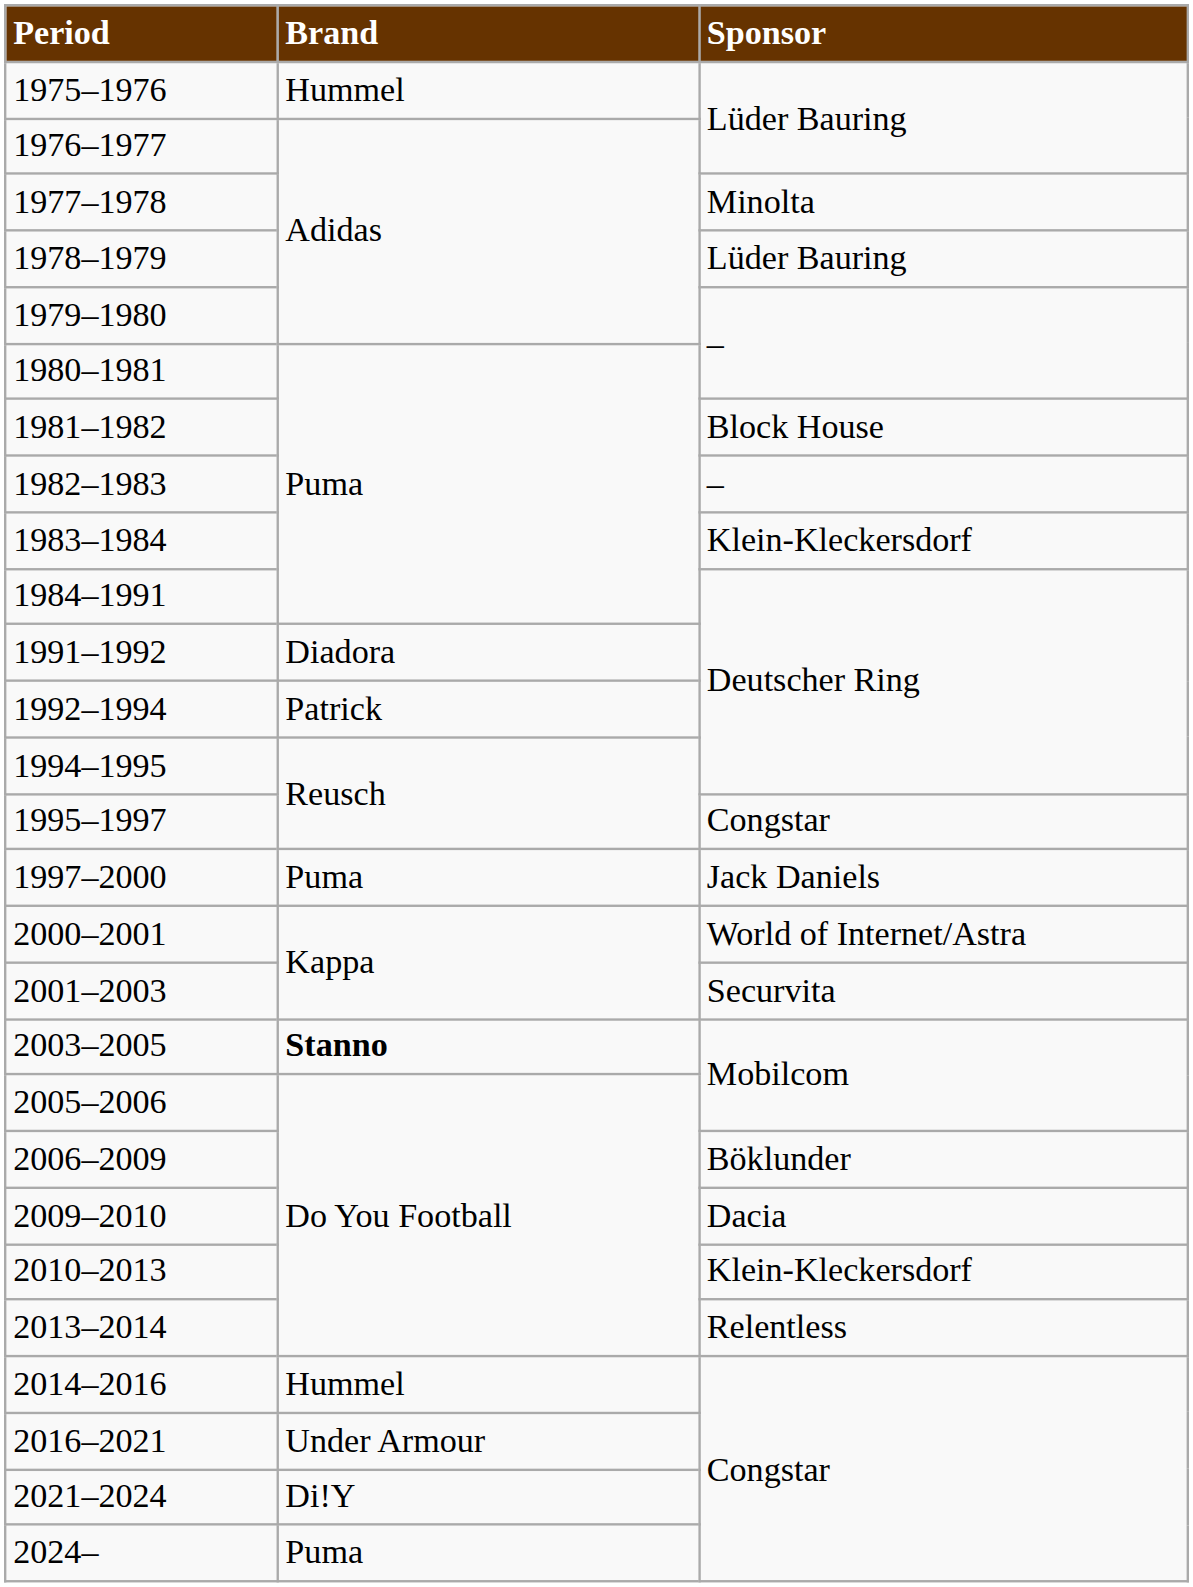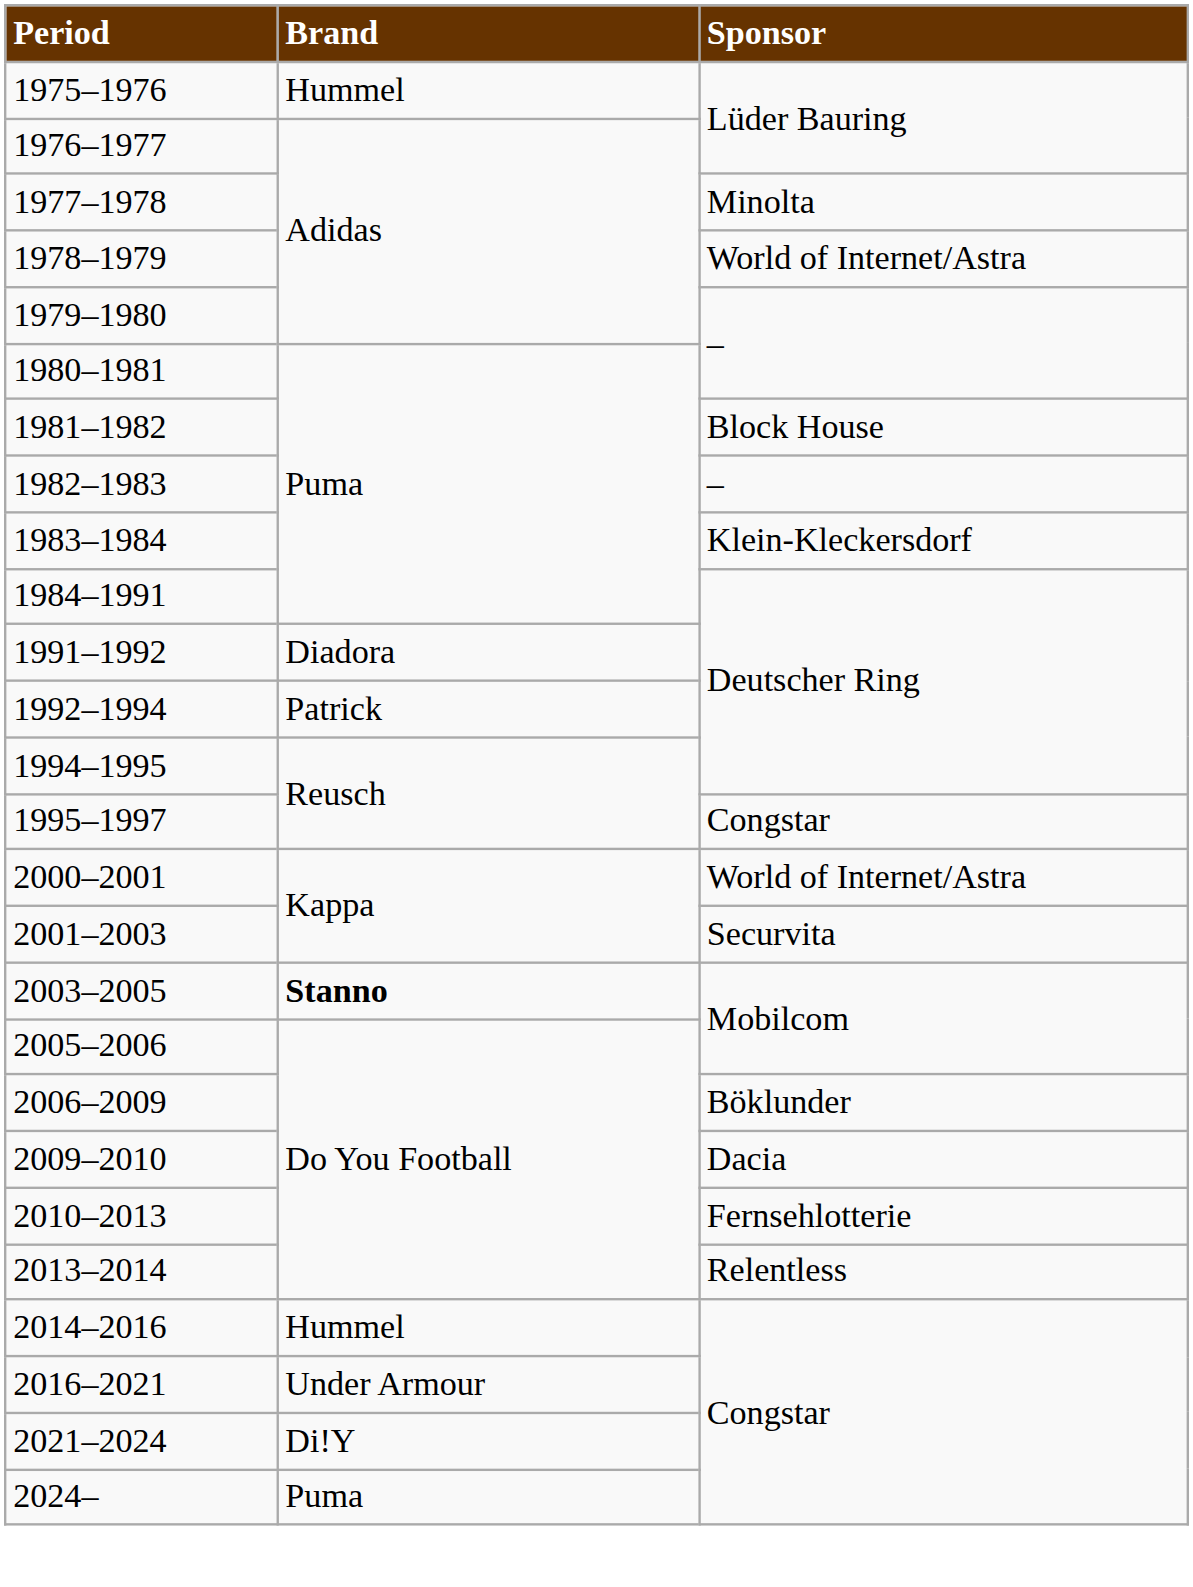(807, 258) Lüder Bauring -> (866, 258) World of Internet/Astra
- row: (90, 877)
(839, 1271) Klein-Kleckersdorf -> (809, 1215) Fernsehlotterie
